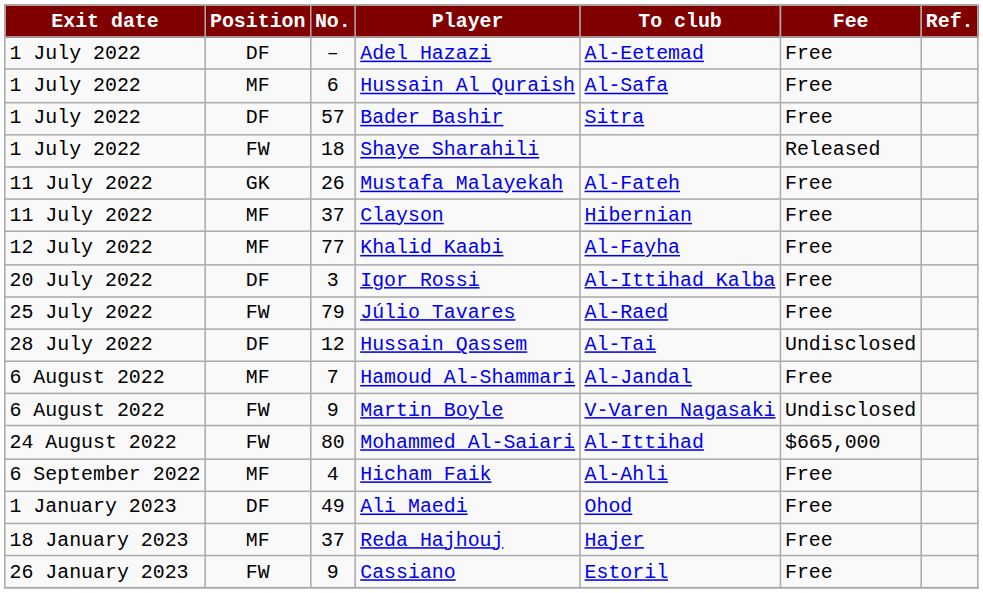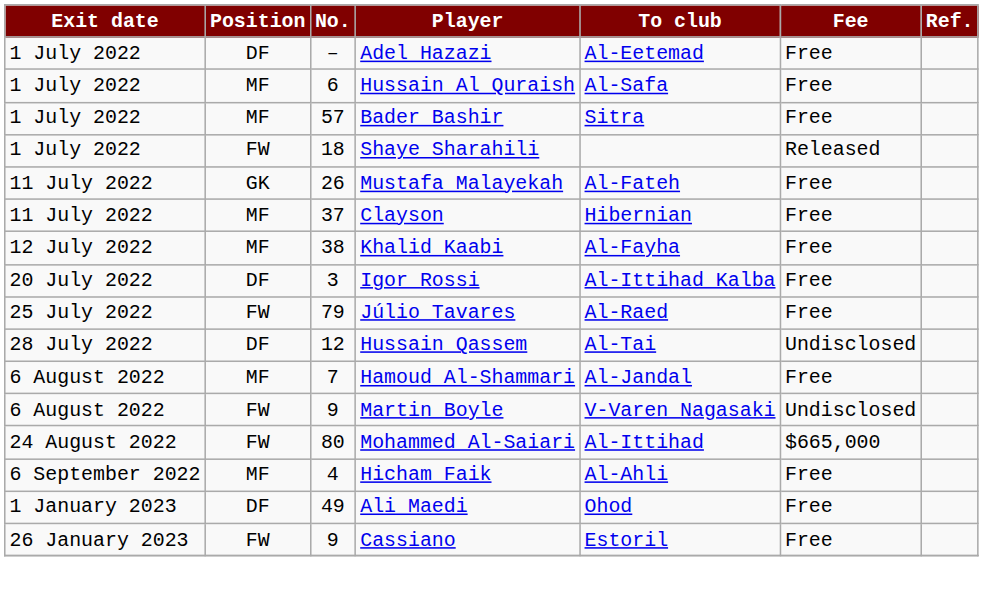(258, 118) DF -> (258, 118) MF
(333, 248) 77 -> (333, 248) 38
- row: (432, 540)
